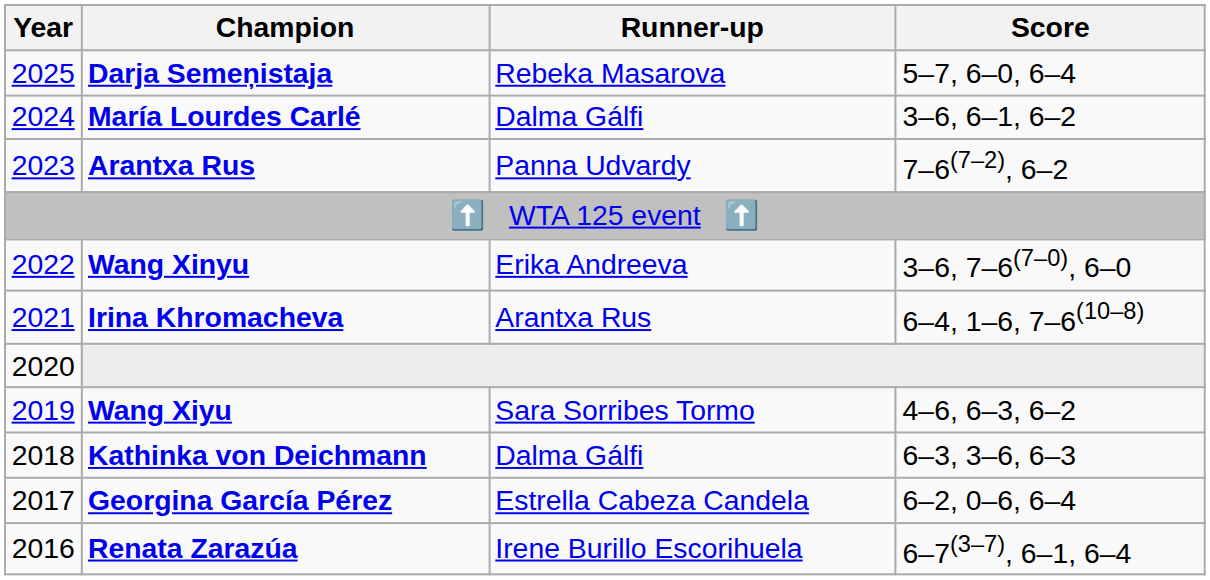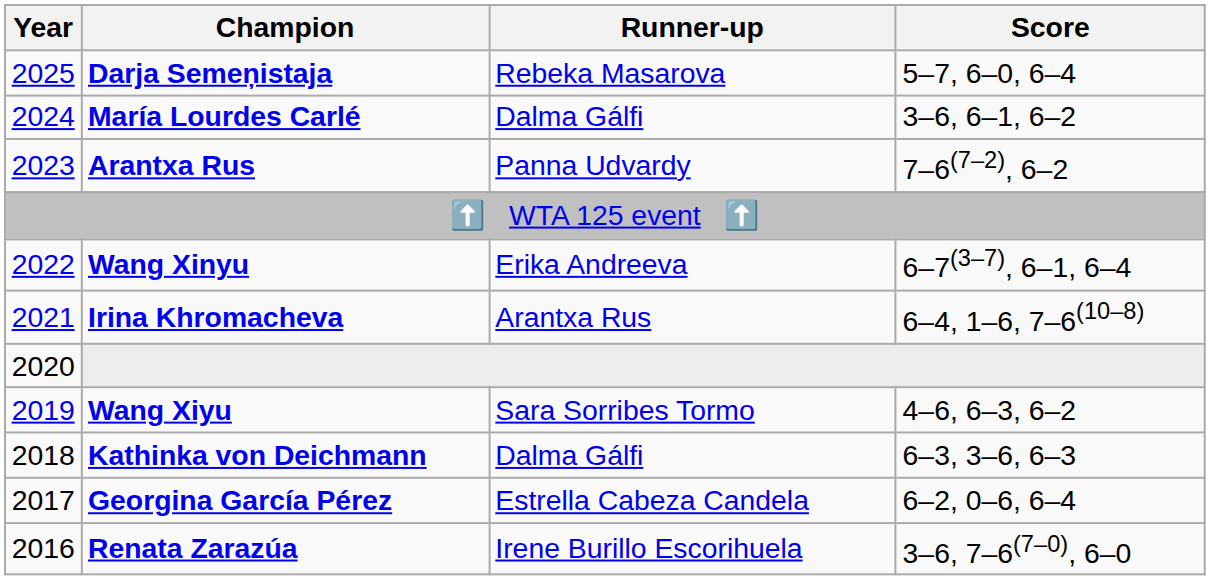(1017, 265) 3–6, 7–6(7–0), 6–0 -> (1017, 265) 6–7(3–7), 6–1, 6–4
(1017, 549) 6–7(3–7), 6–1, 6–4 -> (1017, 549) 3–6, 7–6(7–0), 6–0
